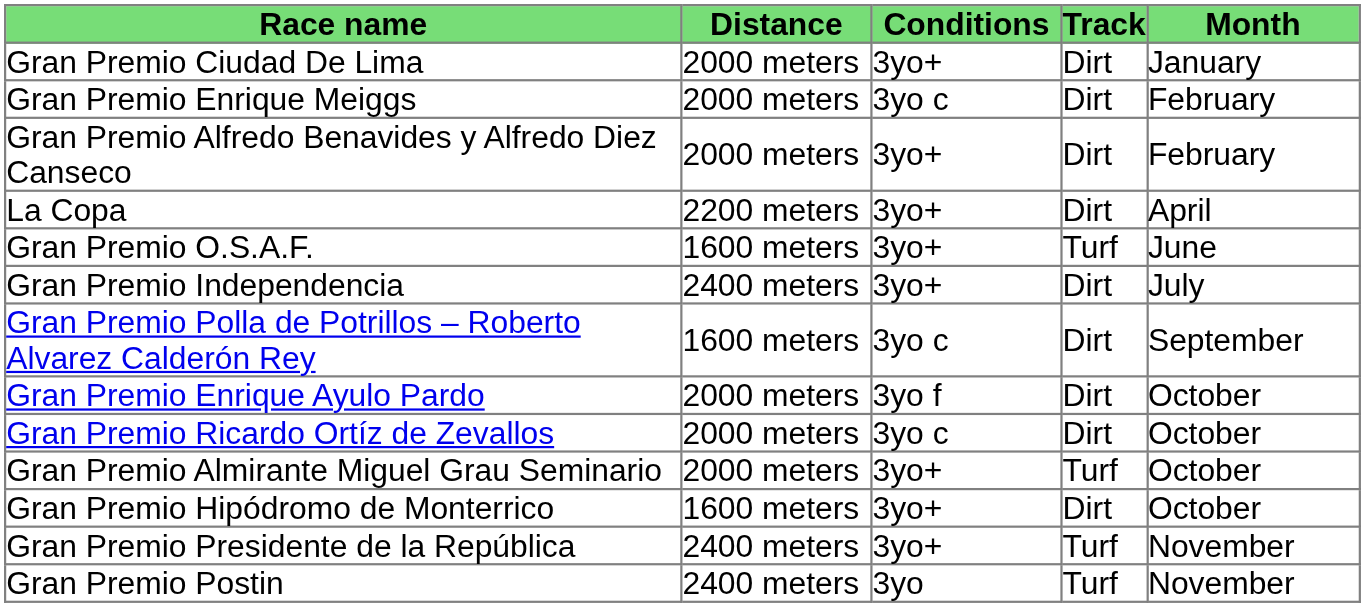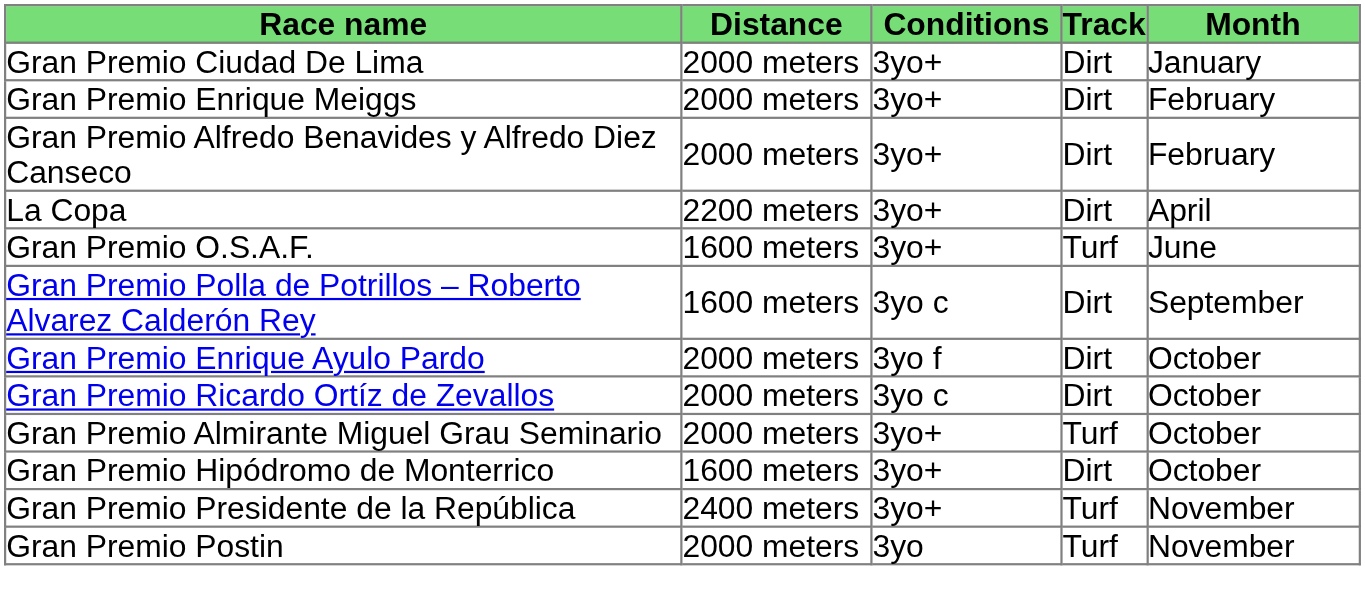(911, 99) 3yo c -> (907, 99) 3yo+
- row: (205, 285)
(771, 583) 2400 meters -> (771, 545) 2000 meters
